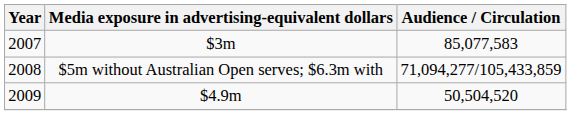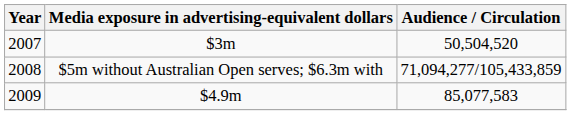(481, 43) 85,077,583 -> (481, 43) 50,504,520
(481, 95) 50,504,520 -> (481, 95) 85,077,583
